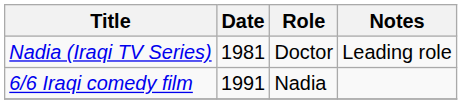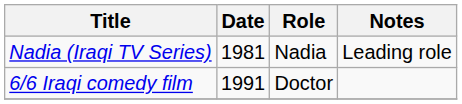(304, 52) Doctor -> (300, 52) Nadia
(300, 84) Nadia -> (304, 84) Doctor
